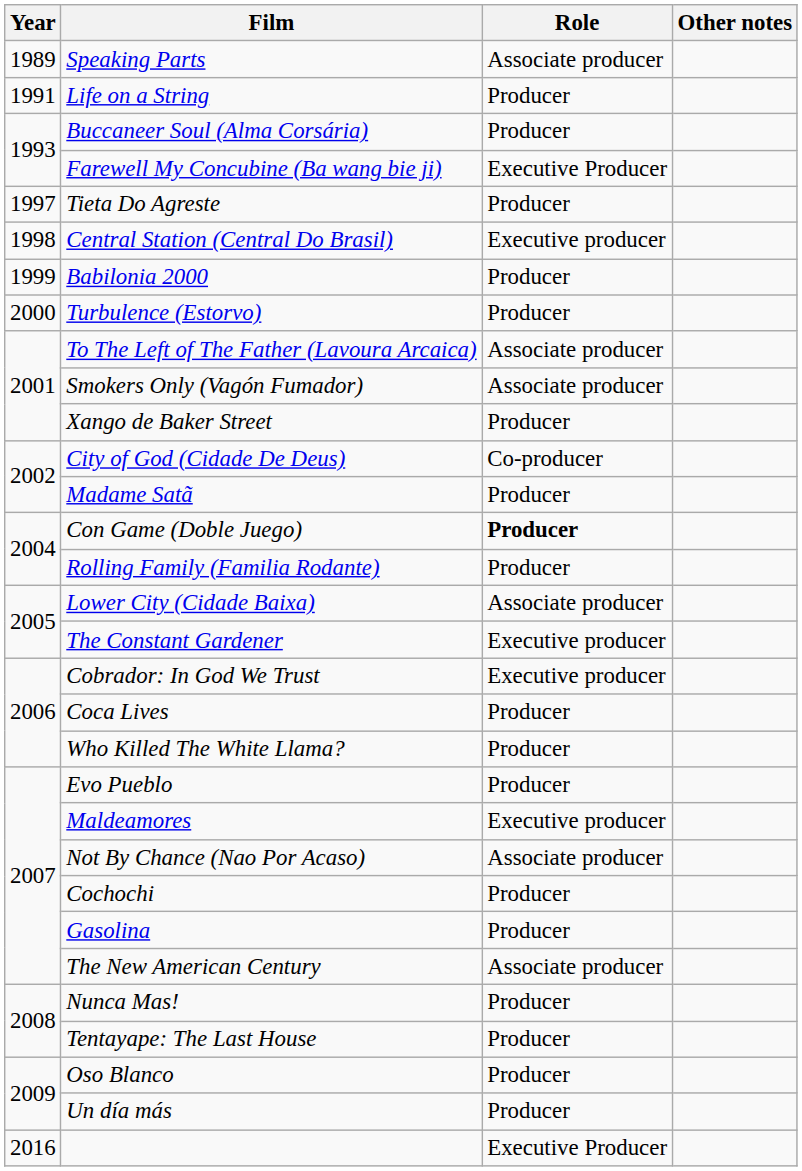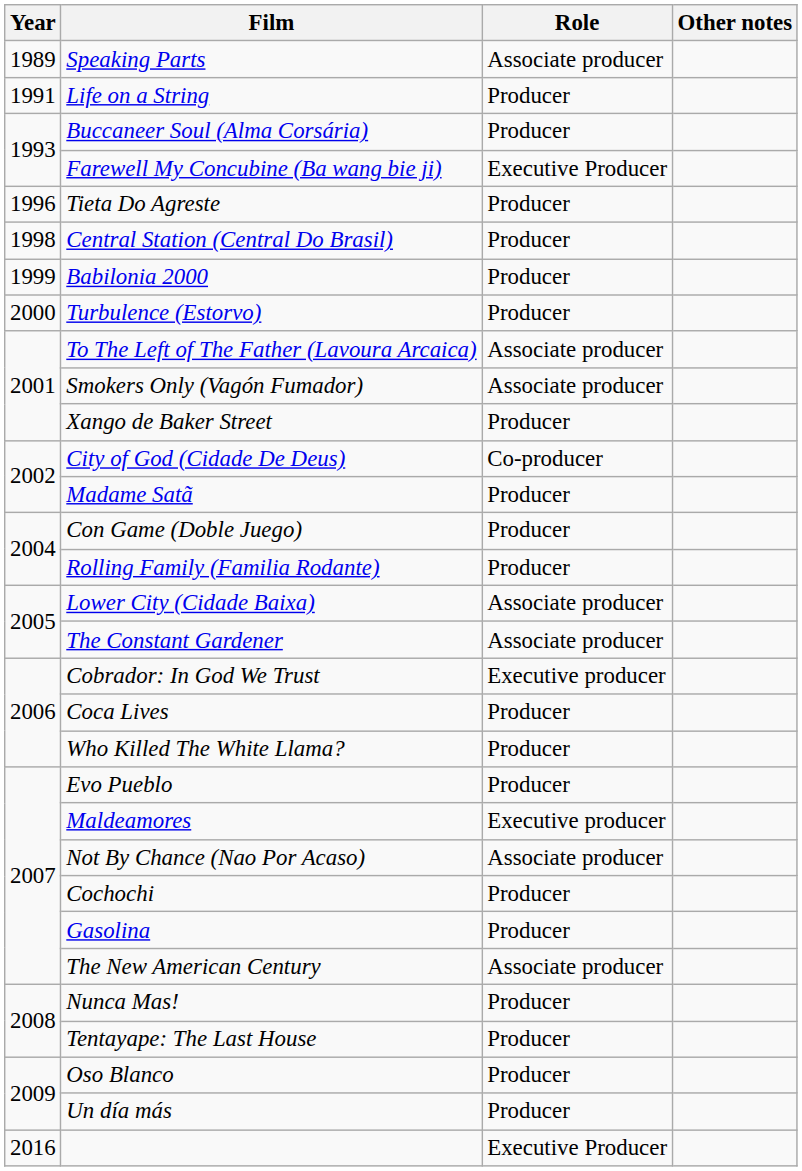(33, 204) 1997 -> (33, 204) 1996
(576, 240) Executive producer -> (529, 240) Producer
(533, 530) bold -> (529, 530) normal
(576, 639) Executive producer -> (575, 639) Associate producer
